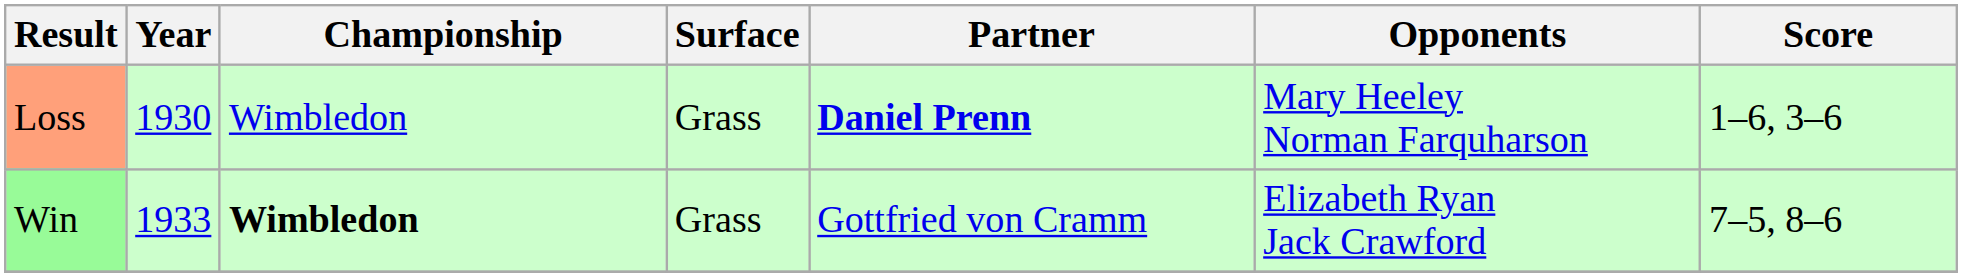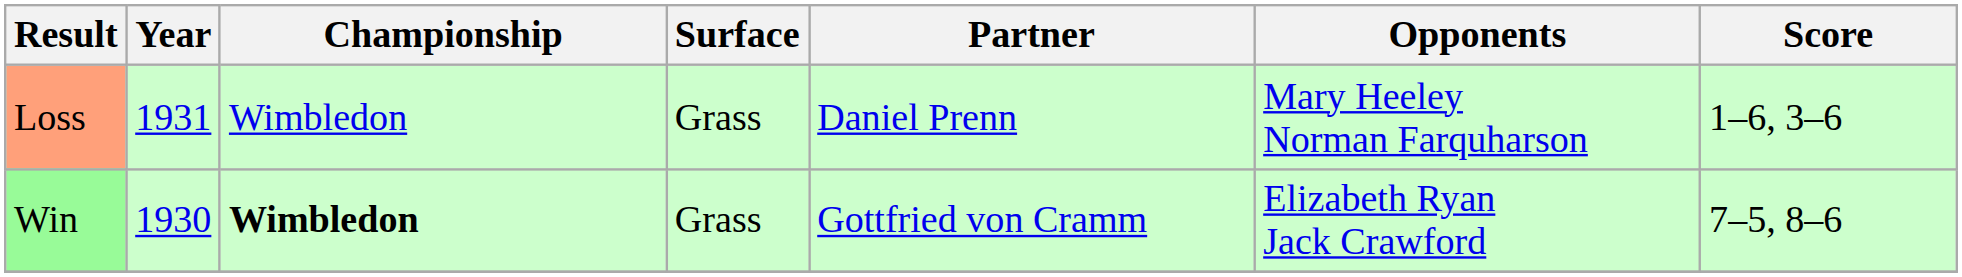(173, 116) 1930 -> (173, 116) 1931
(924, 116) bold -> (917, 116) normal
(173, 219) 1933 -> (173, 219) 1930
